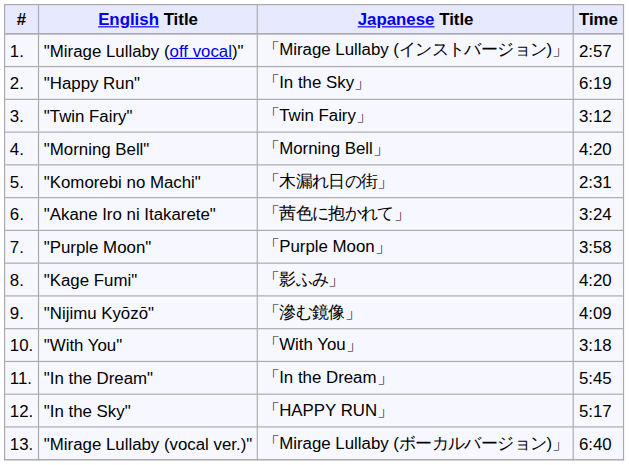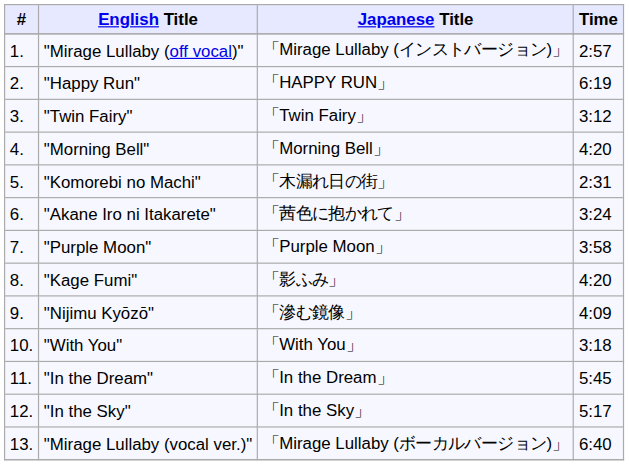(317, 83) 「In the Sky」 -> (328, 83) 「HAPPY RUN」
(328, 410) 「HAPPY RUN」 -> (317, 410) 「In the Sky」
